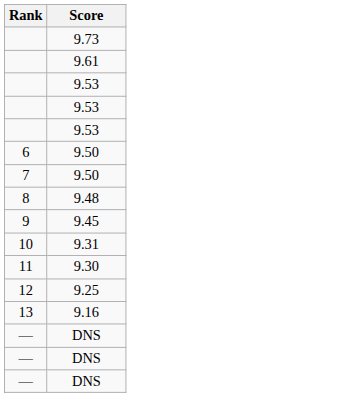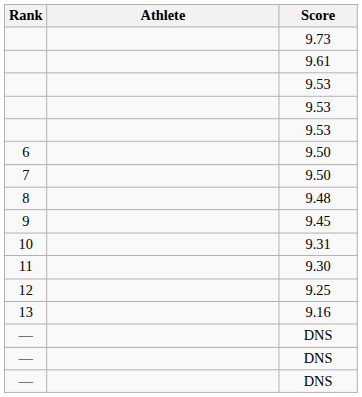+ column: (163, 15)
